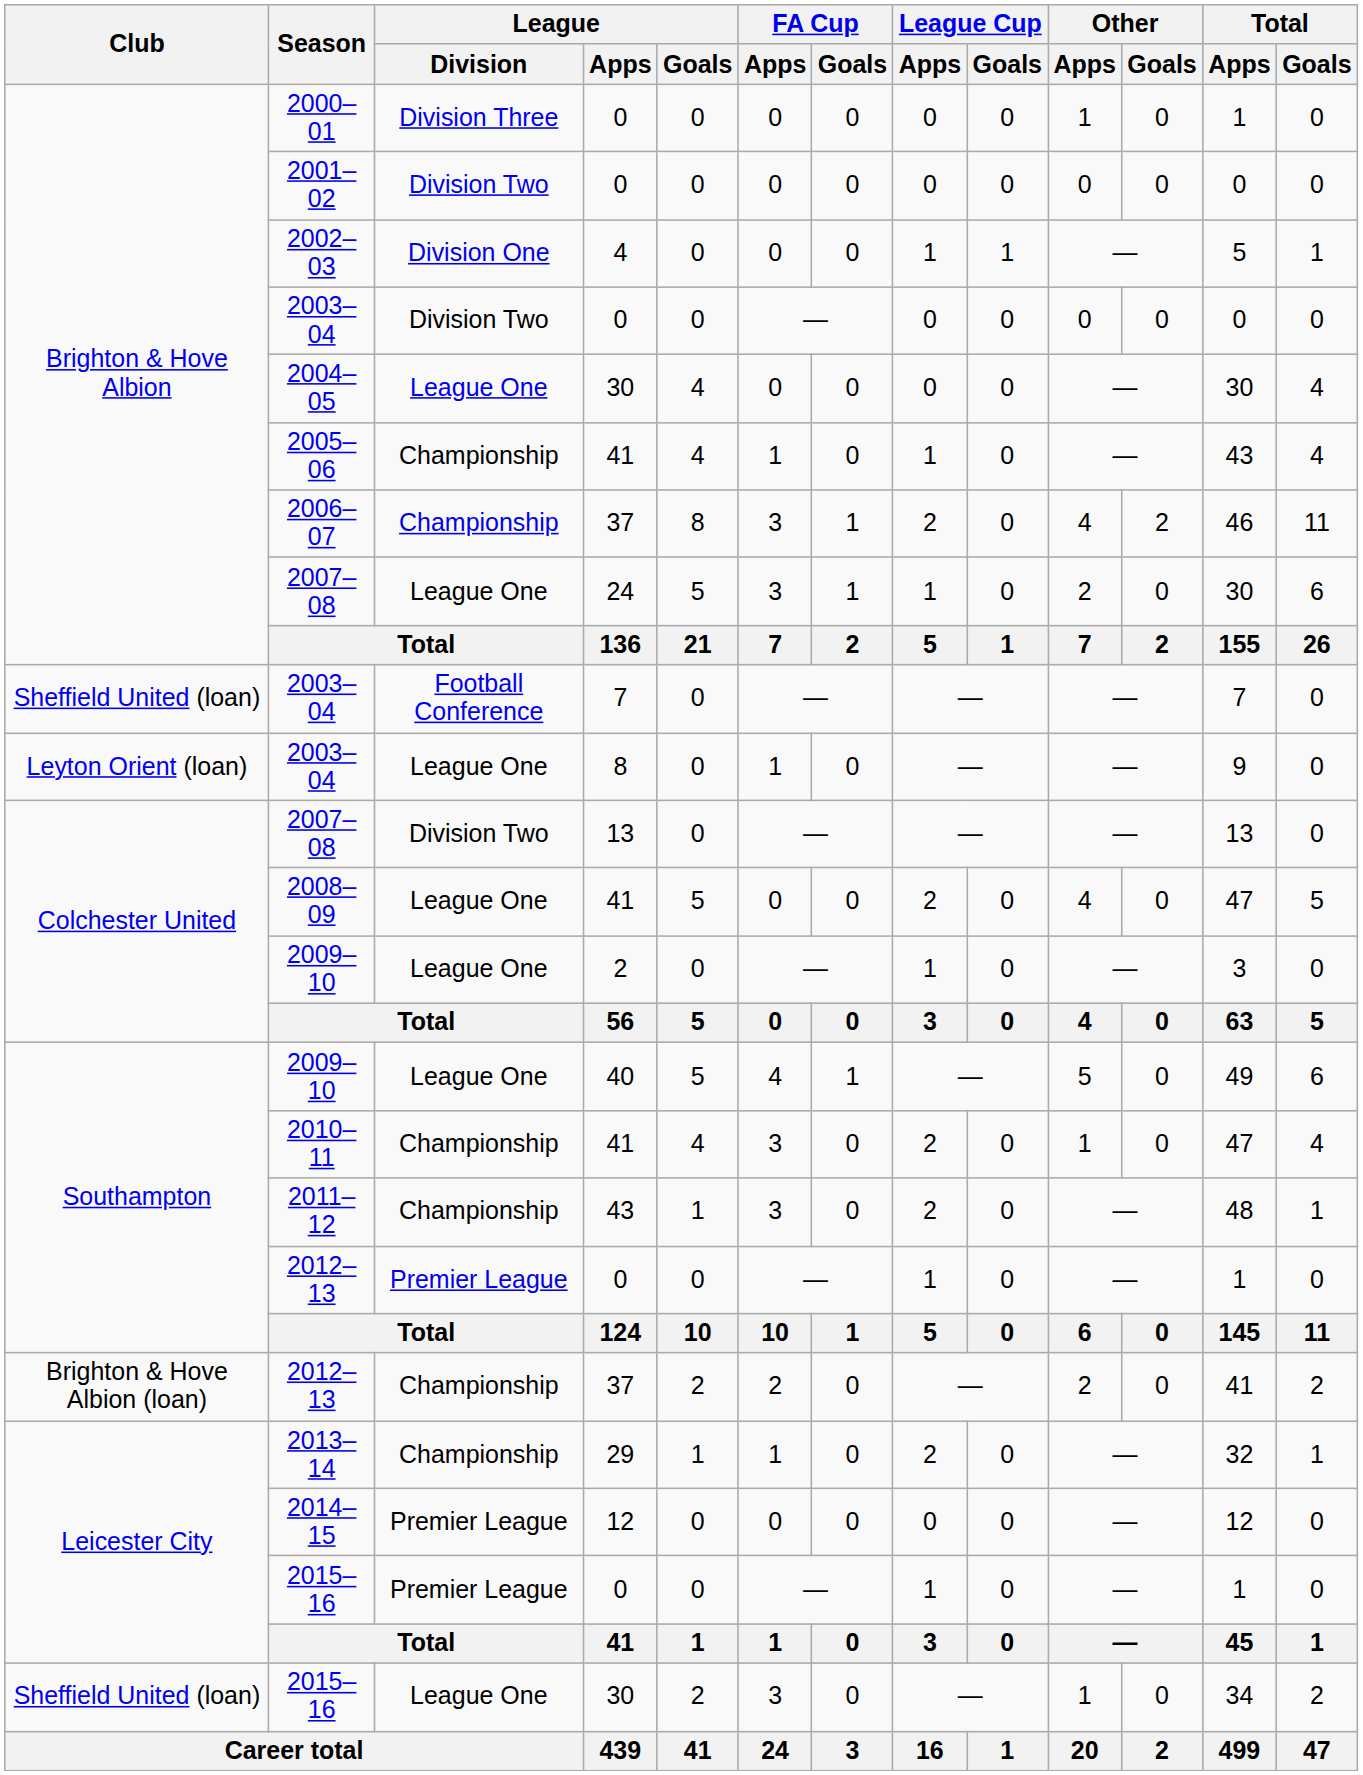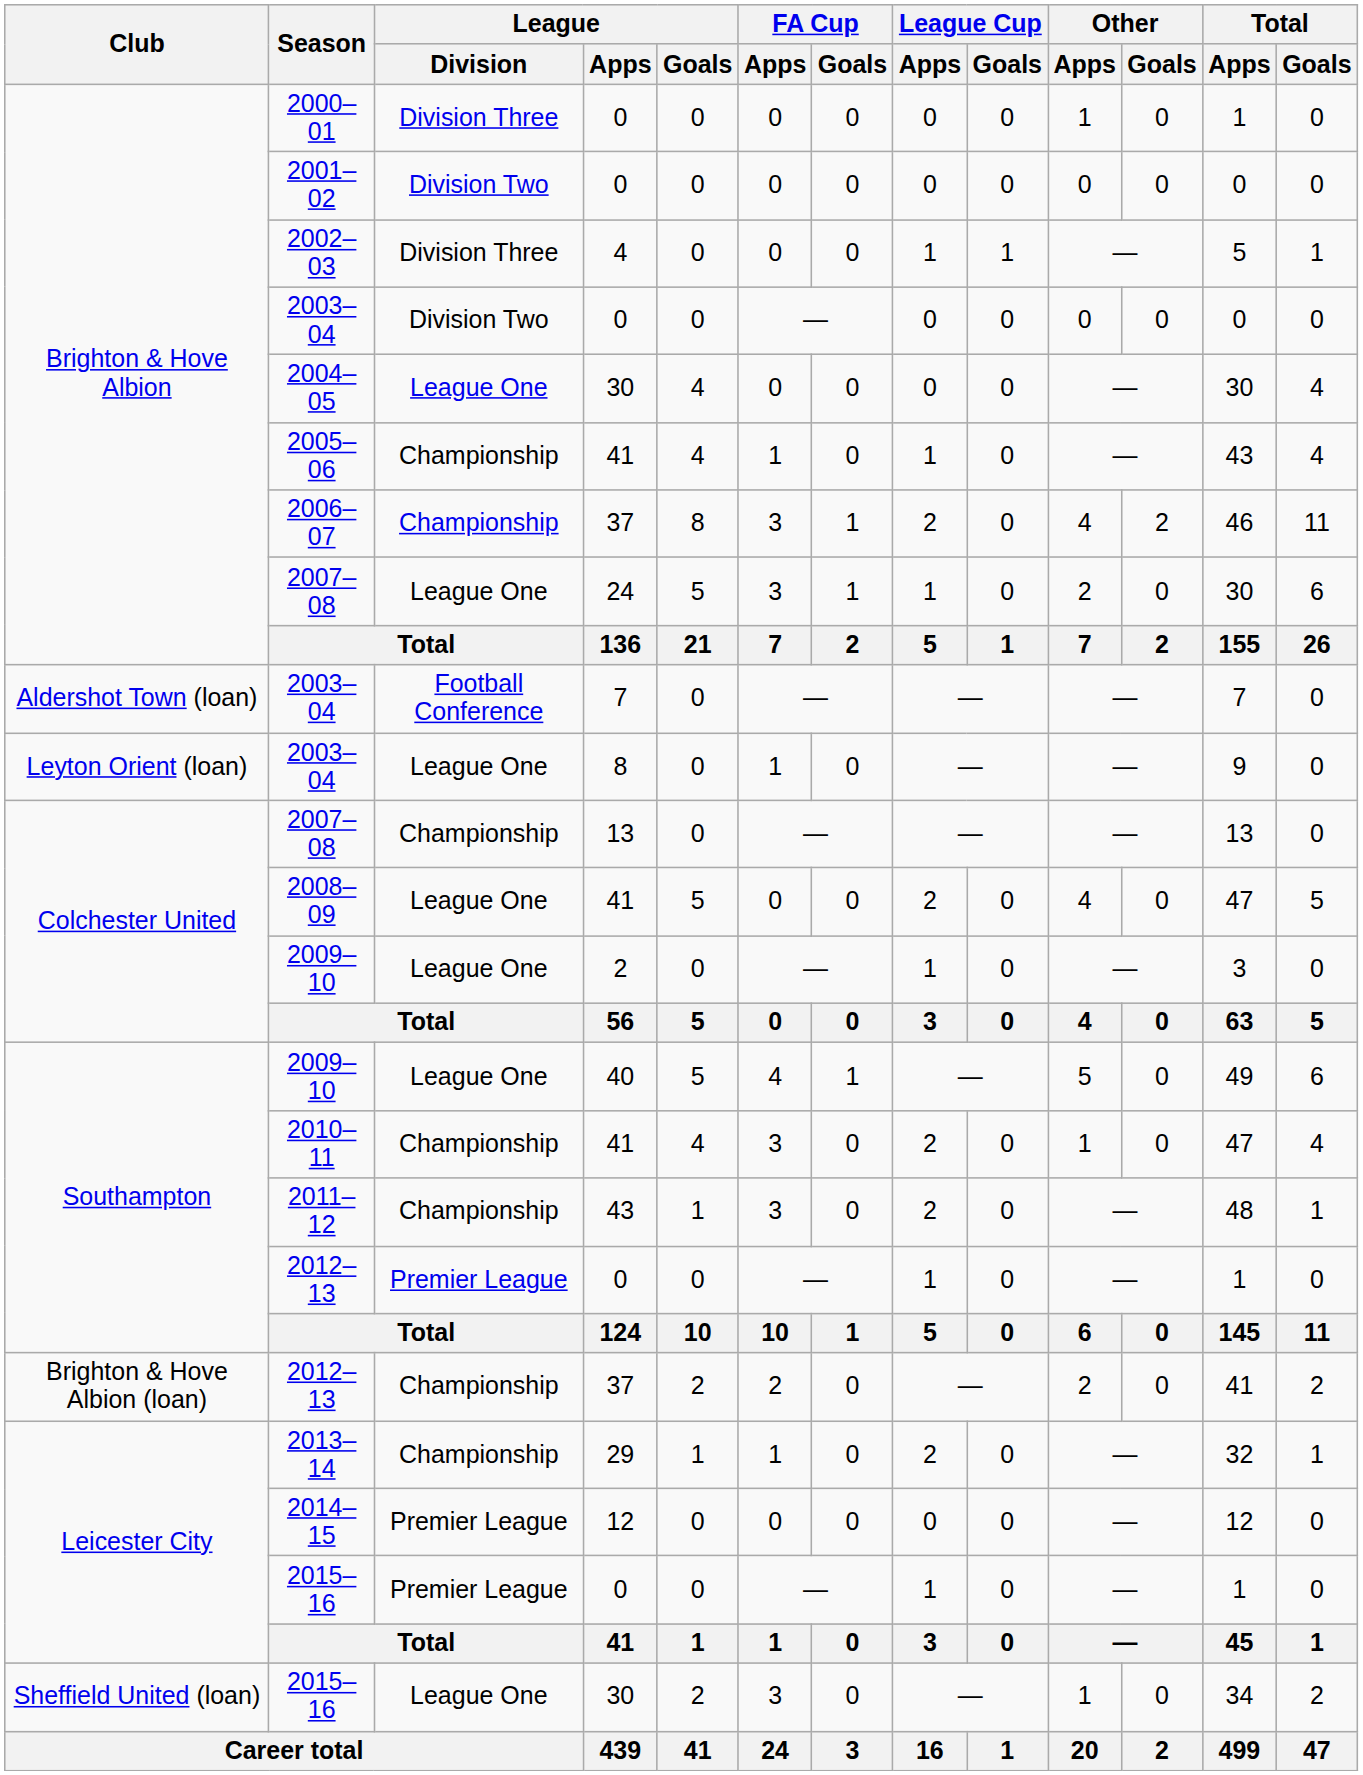(479, 252) Division One -> (479, 252) Division Three
(137, 698) Sheffield United (loan) -> (137, 698) Aldershot Town (loan)
(479, 833) Division Two -> (479, 833) Championship
